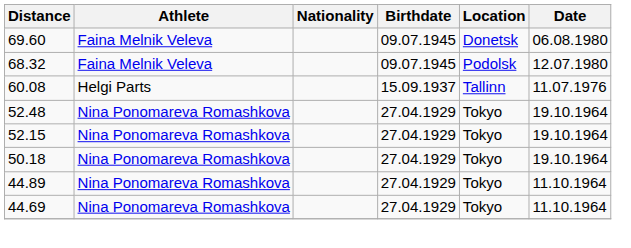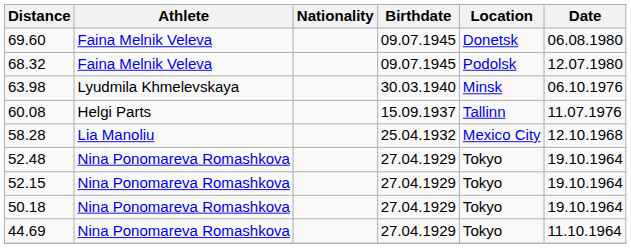+ row: (27, 87)
+ row: (27, 135)
- row: (27, 183)
